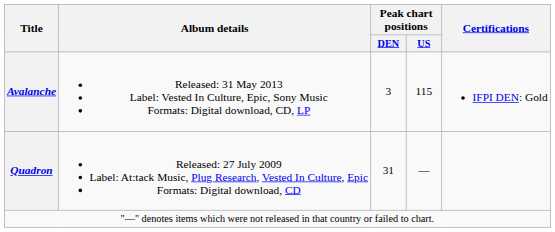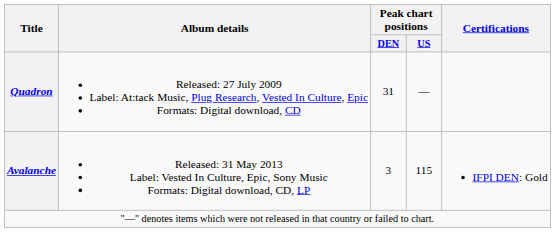rows swapped: (31, 170) <-> (31, 91)
